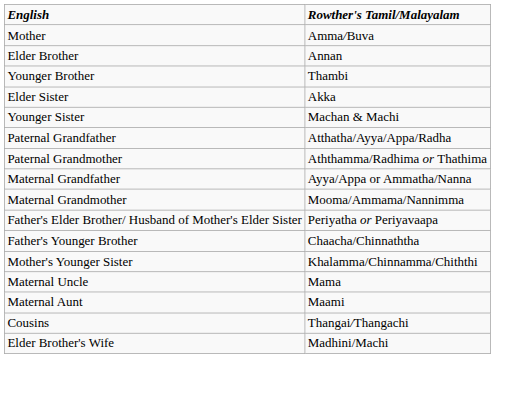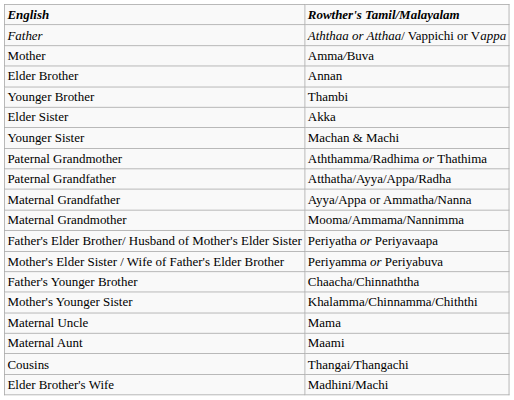+ row: (25, 35)
rows swapped: (62, 138) <-> (65, 158)
+ row: (146, 261)
